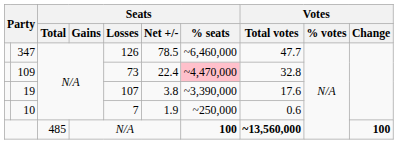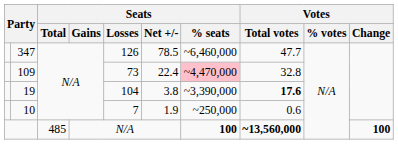(130, 91) 107 -> (130, 91) 104
(291, 91) normal -> (291, 91) bold
